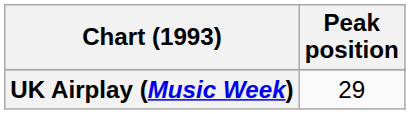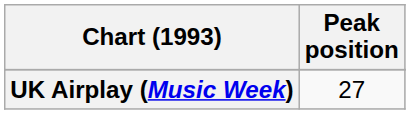(352, 89) 29 -> (352, 89) 27
